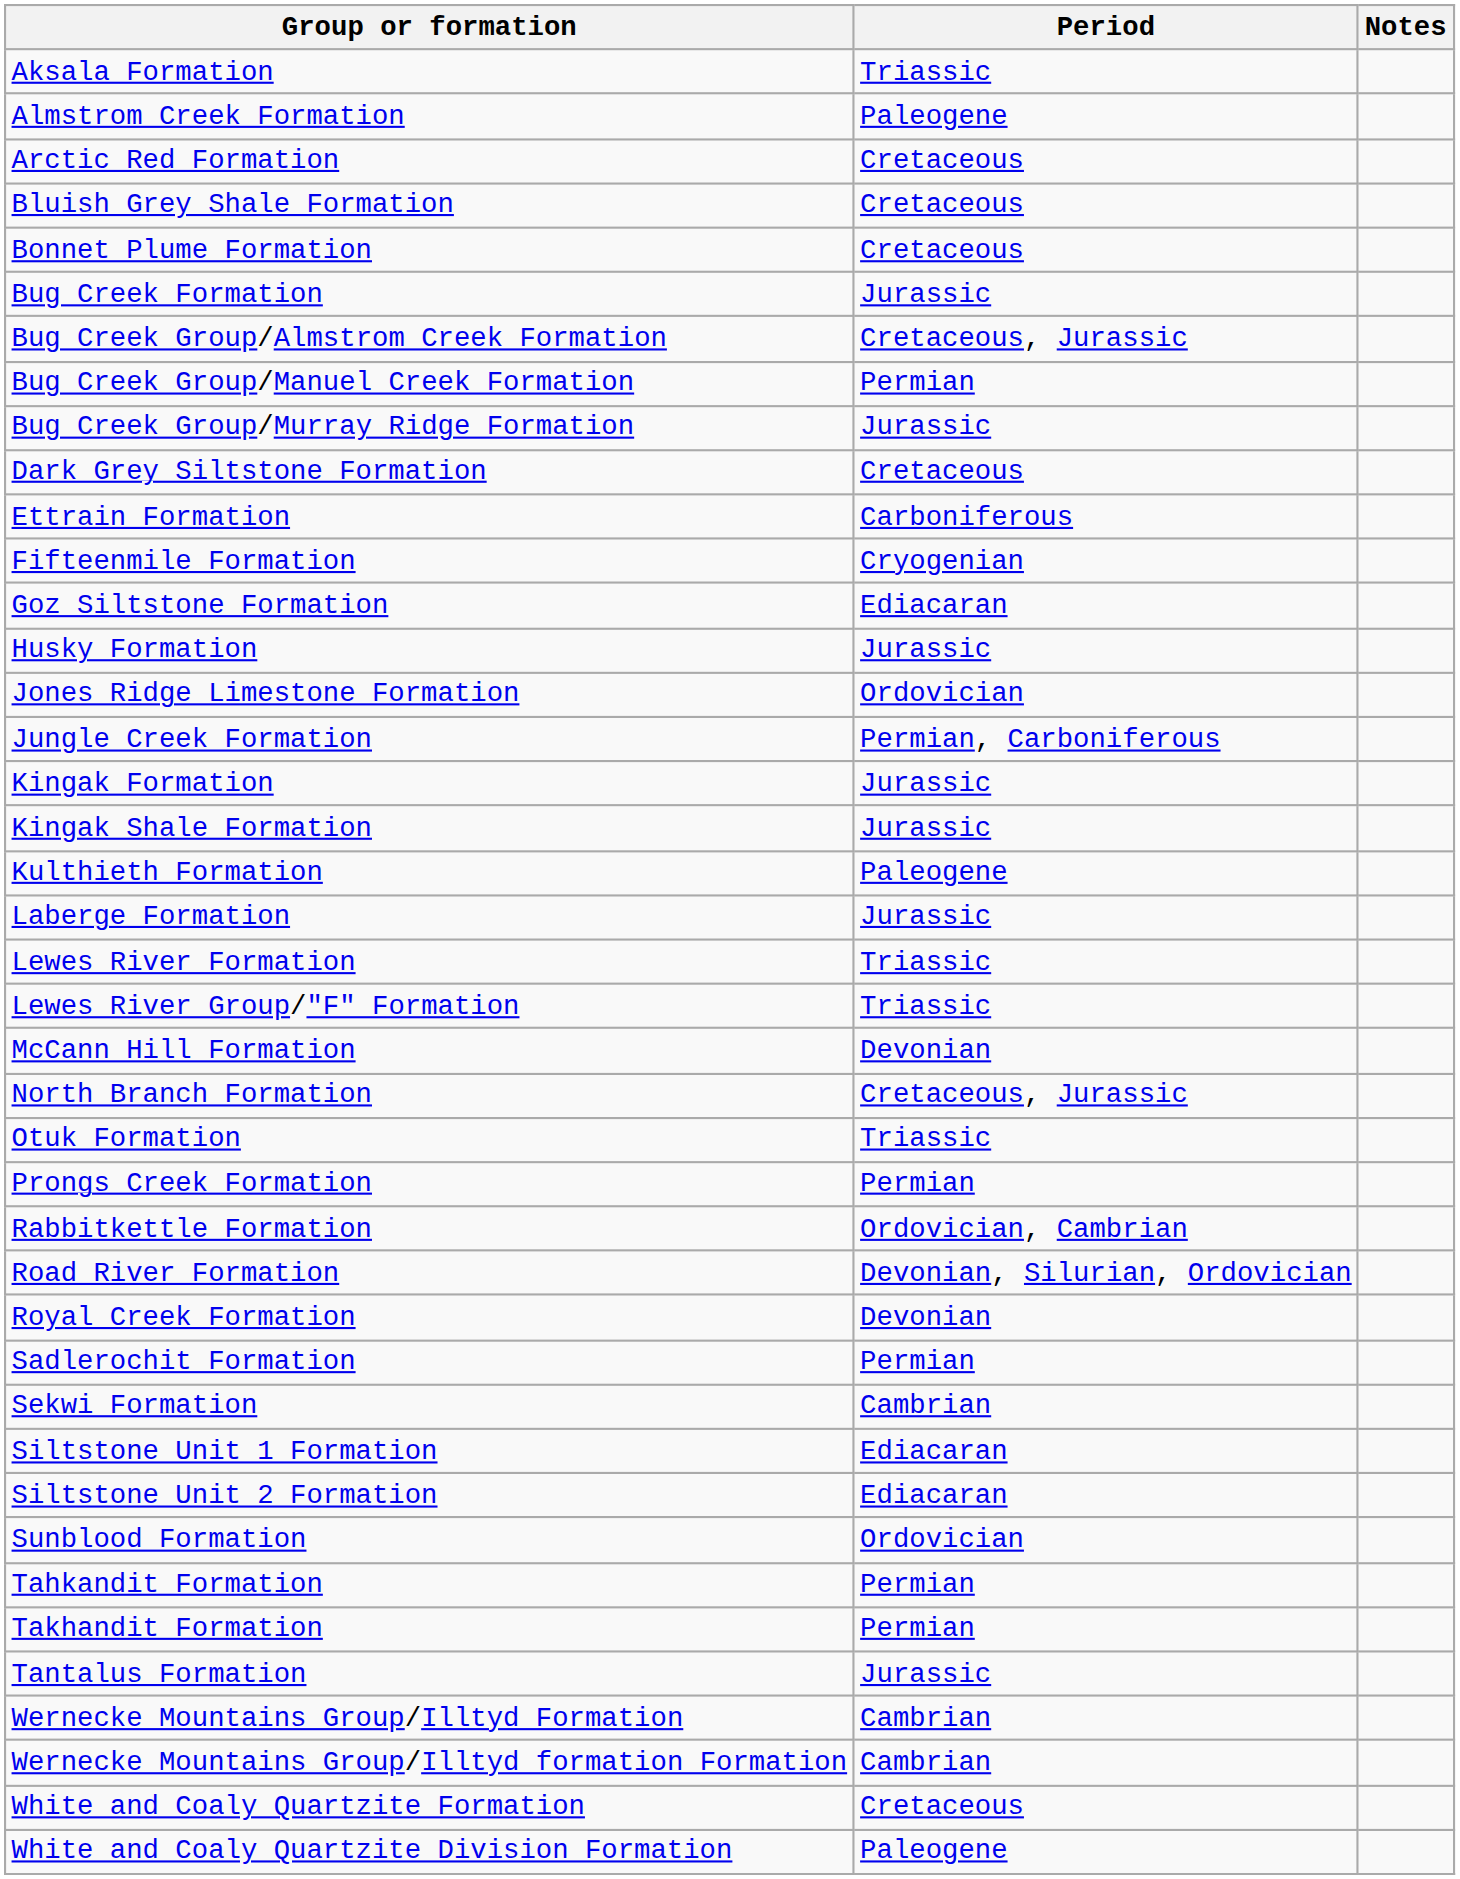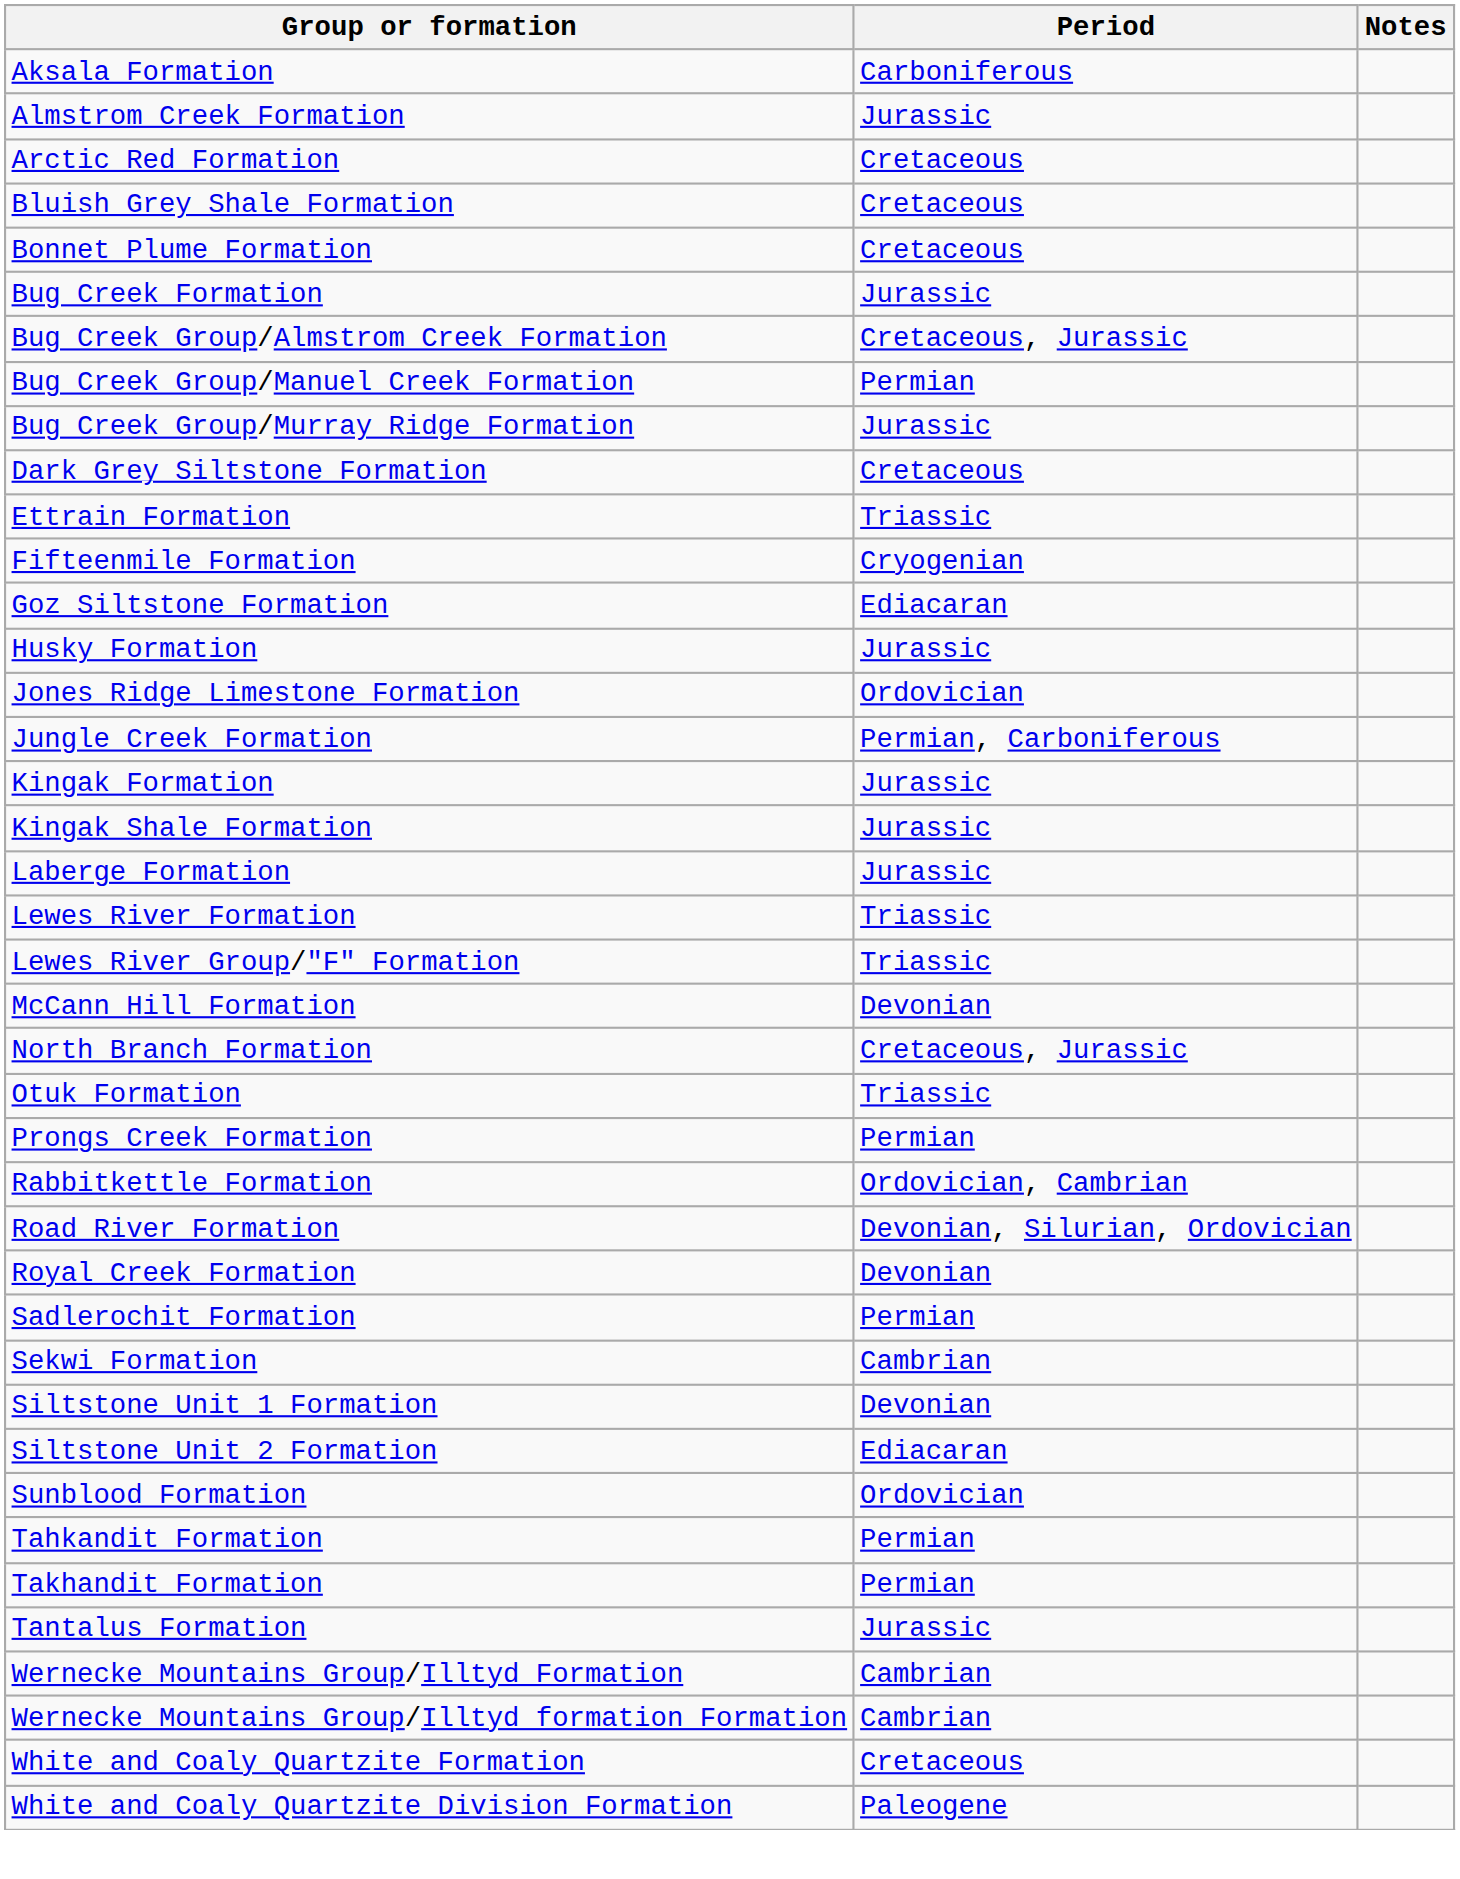(926, 72) Triassic -> (967, 72) Carboniferous
(934, 116) Paleogene -> (926, 116) Jurassic
(967, 517) Carboniferous -> (926, 517) Triassic
- row: (167, 873)
(934, 1451) Ediacaran -> (926, 1407) Devonian
